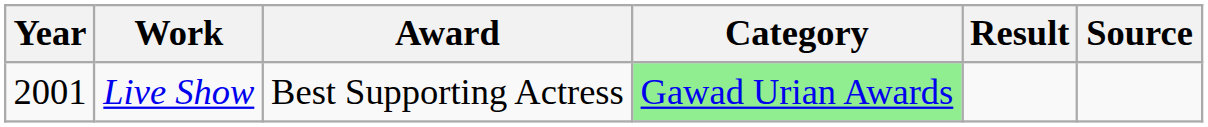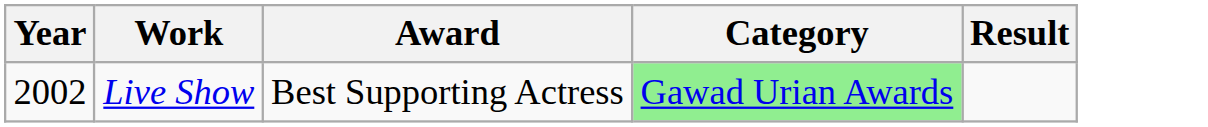- column: (1140, 33)
(50, 91) 2001 -> (50, 91) 2002
